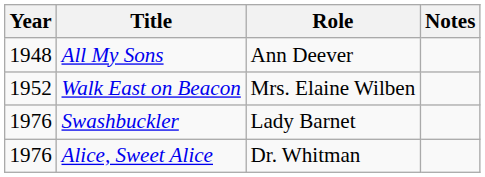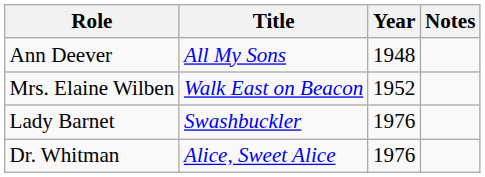columns swapped: (31, 21) <-> (333, 21)
